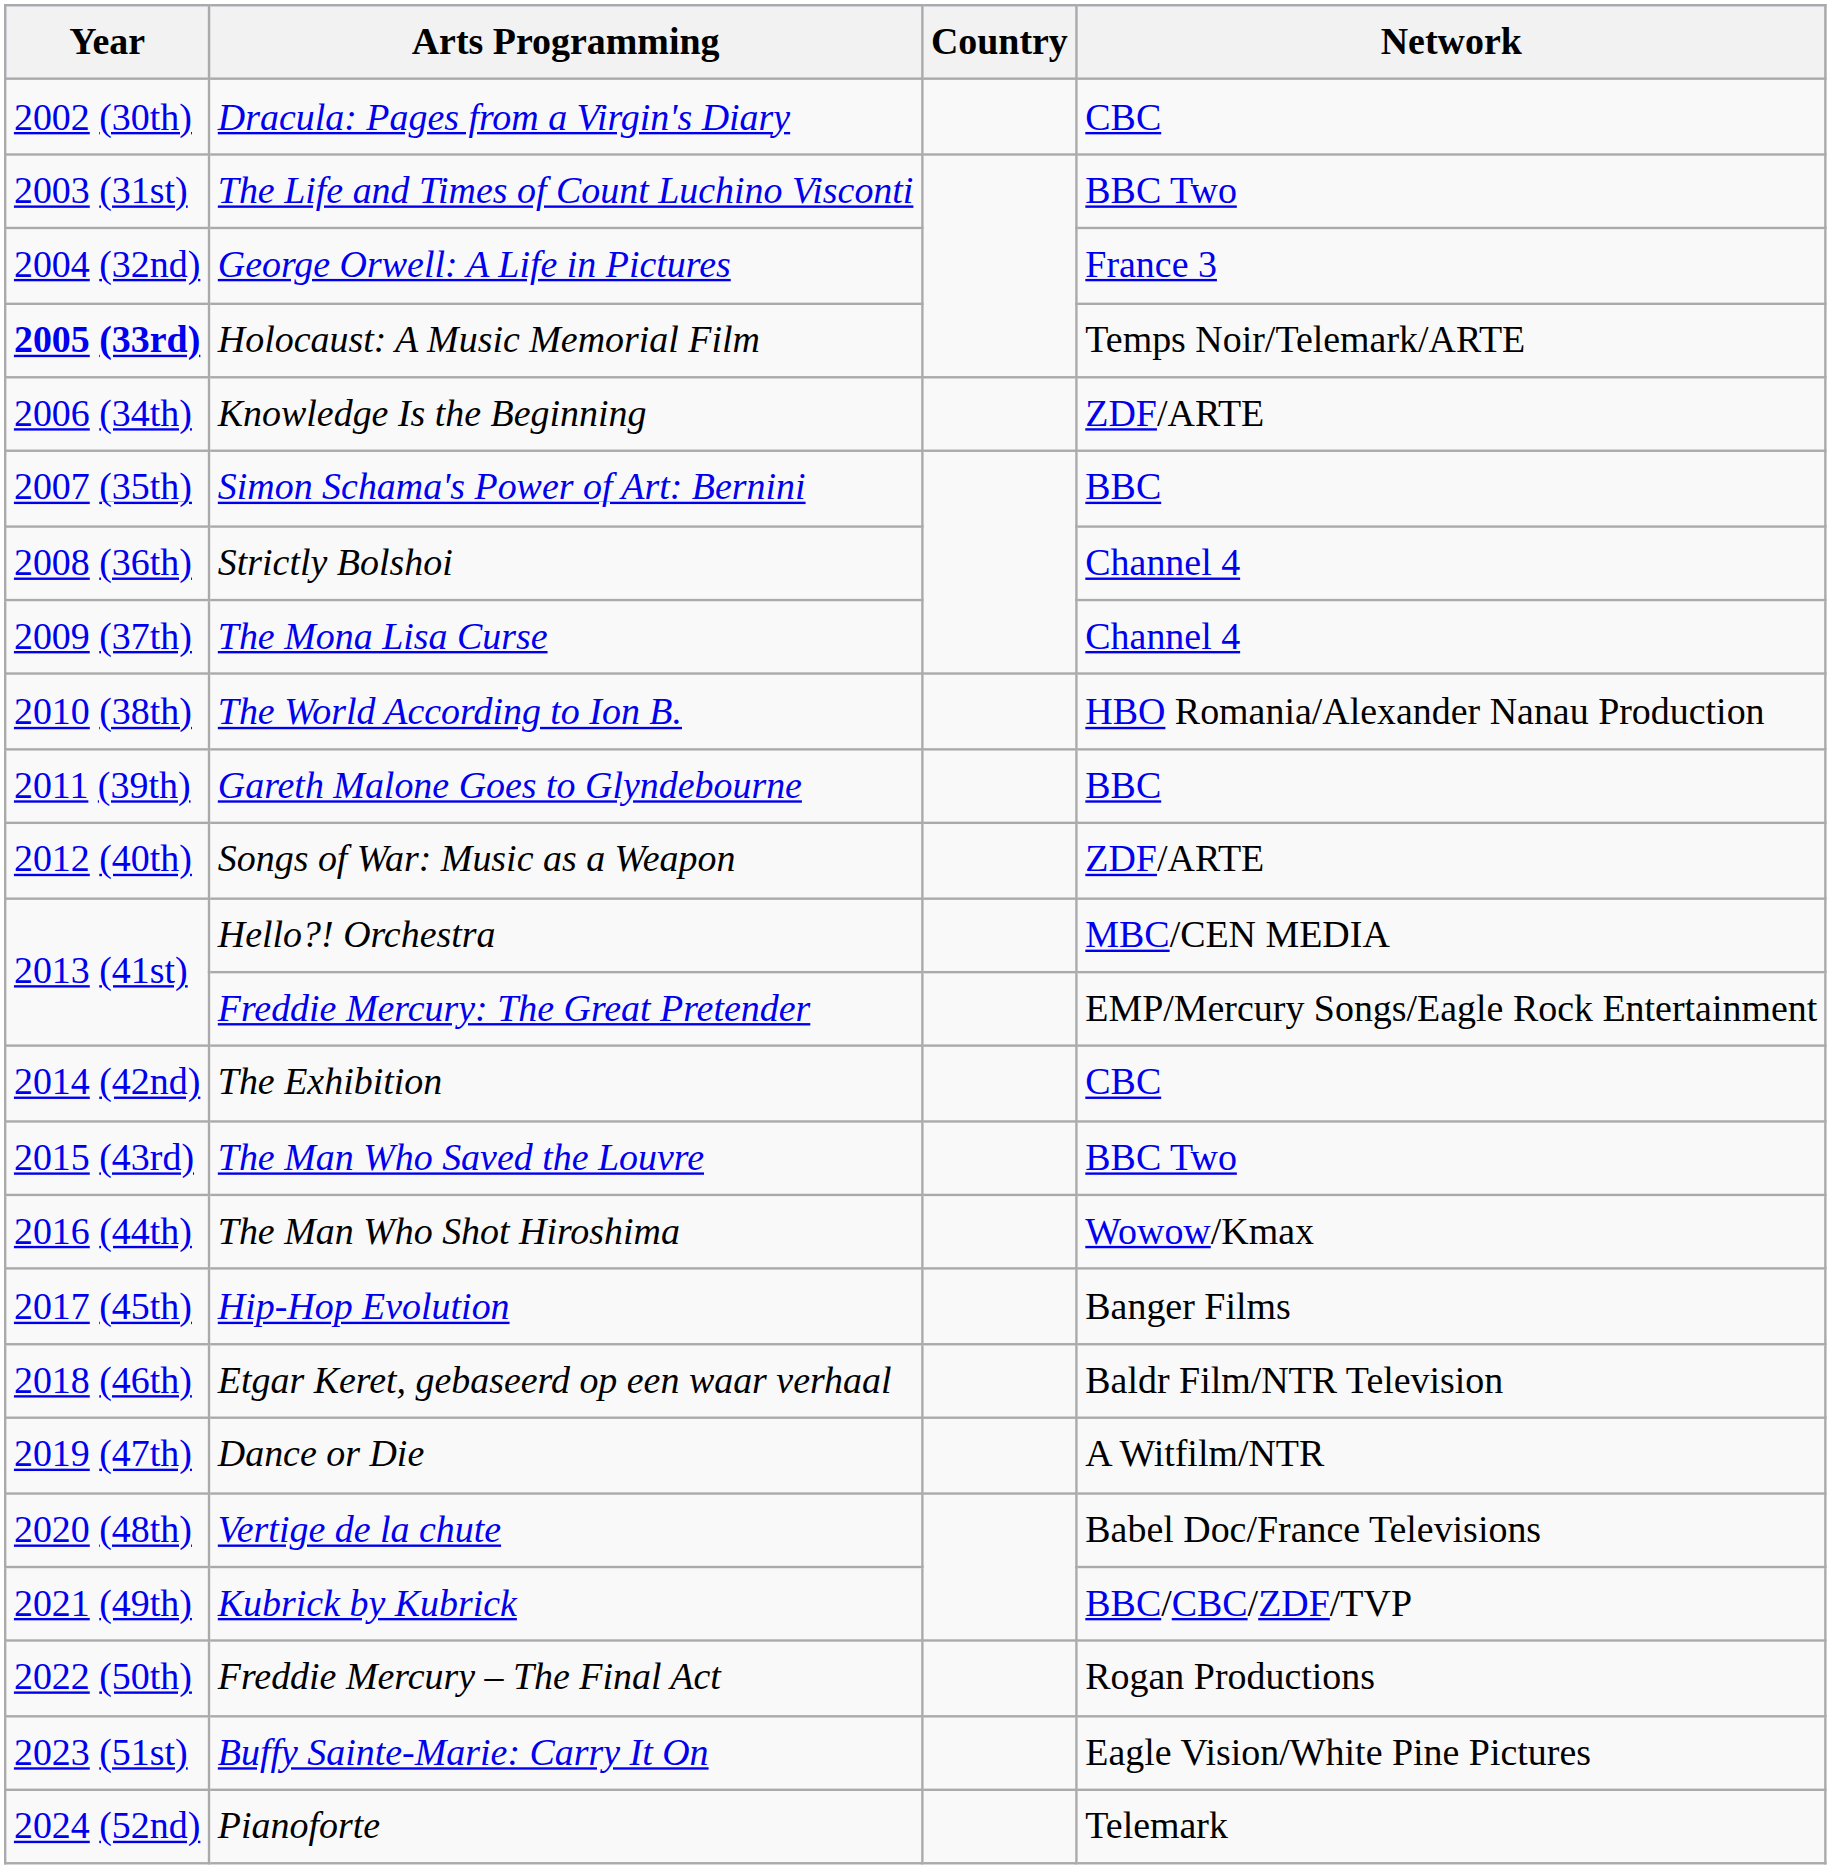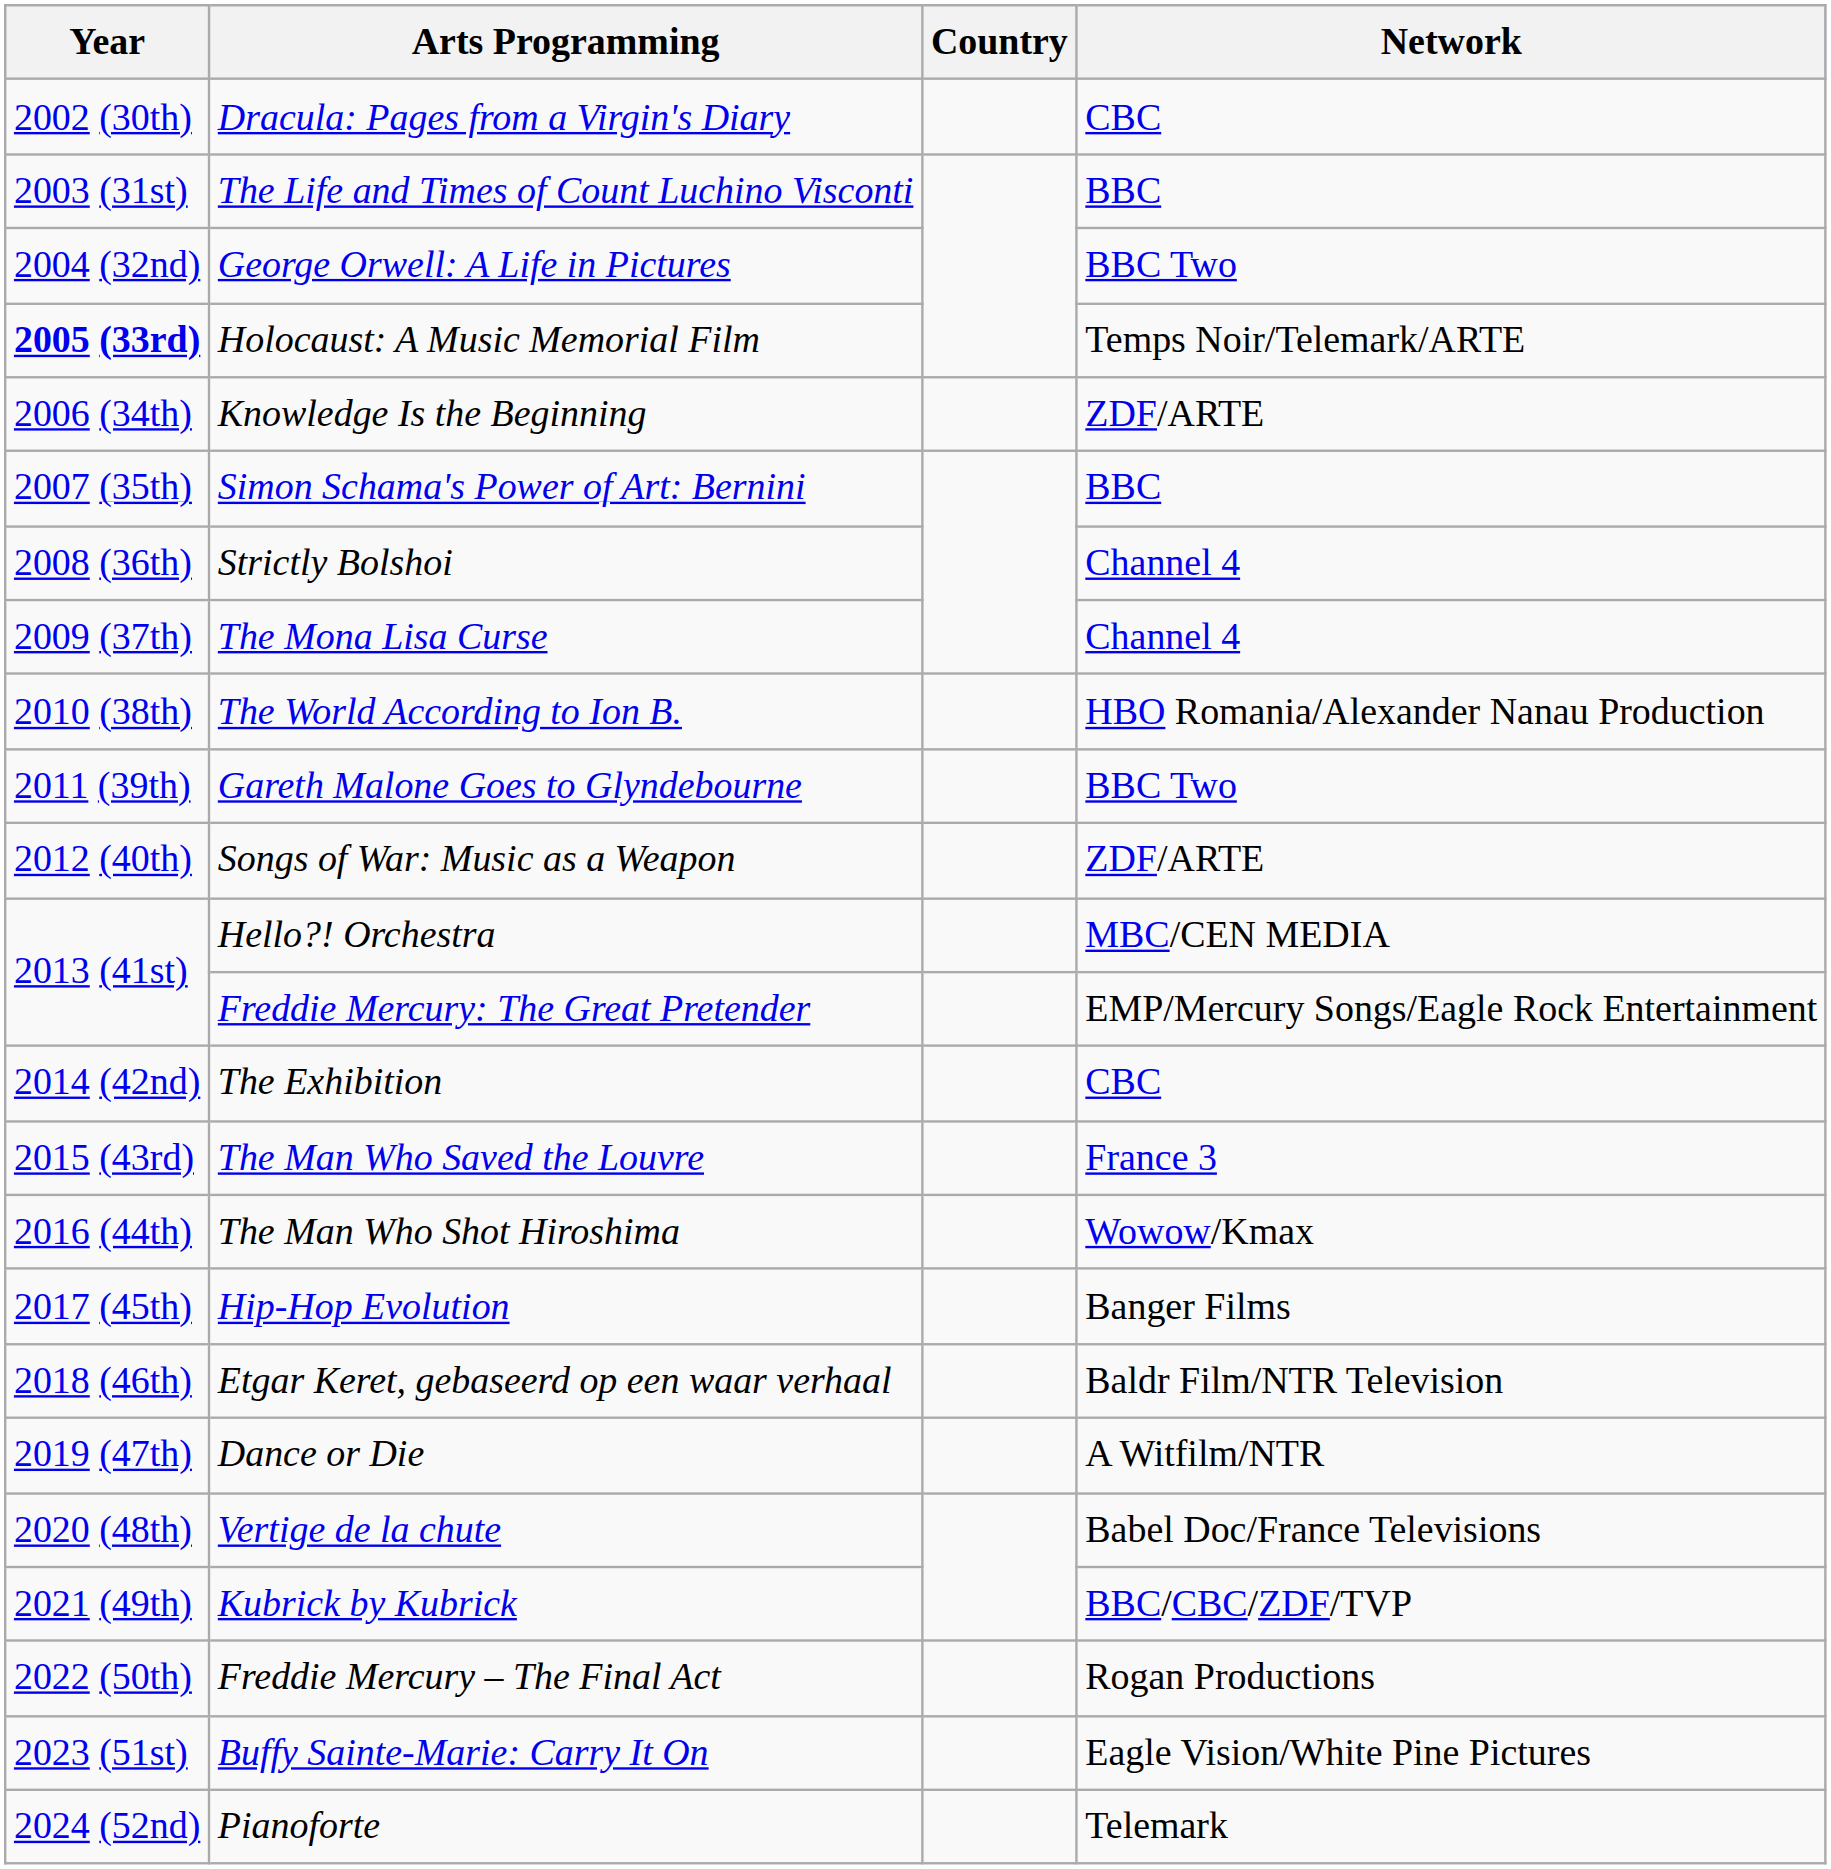(1161, 190) BBC Two -> (1123, 190) BBC
(1151, 264) France 3 -> (1161, 264) BBC Two
(1123, 785) BBC -> (1161, 785) BBC Two
(1161, 1157) BBC Two -> (1151, 1157) France 3
